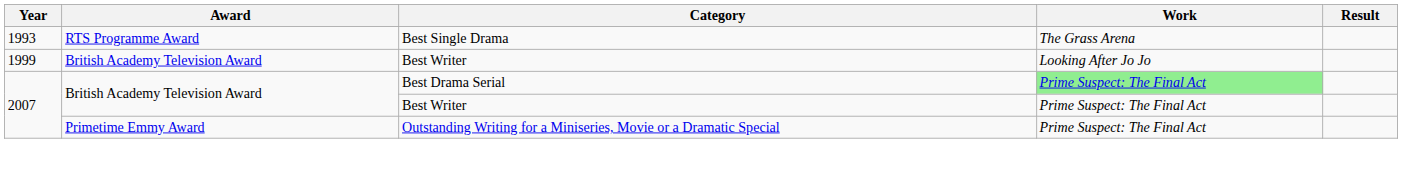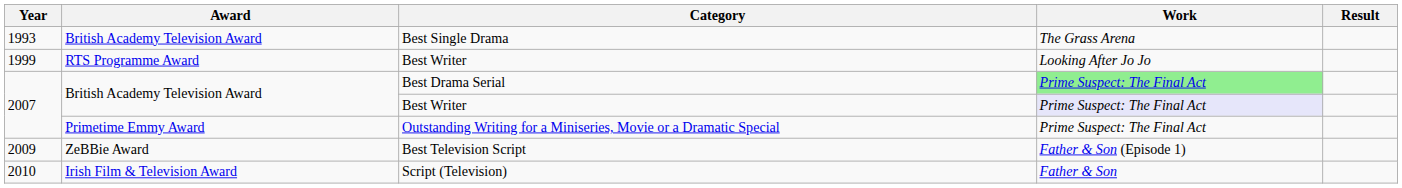(132, 37) RTS Programme Award -> (163, 37) British Academy Television Award
(163, 60) British Academy Television Award -> (132, 60) RTS Programme Award
(1123, 104) no background -> (1123, 104) lavender background
+ row: (22, 149)
+ row: (22, 171)
